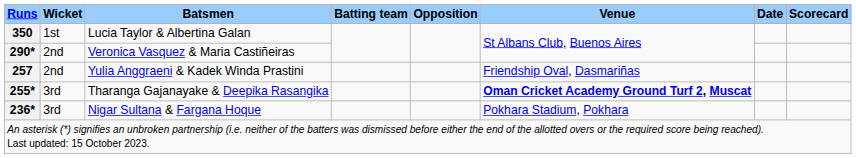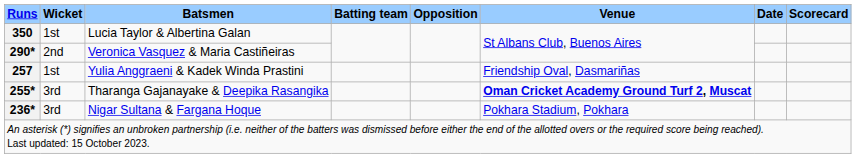(53, 71) 2nd -> (51, 71) 1st
